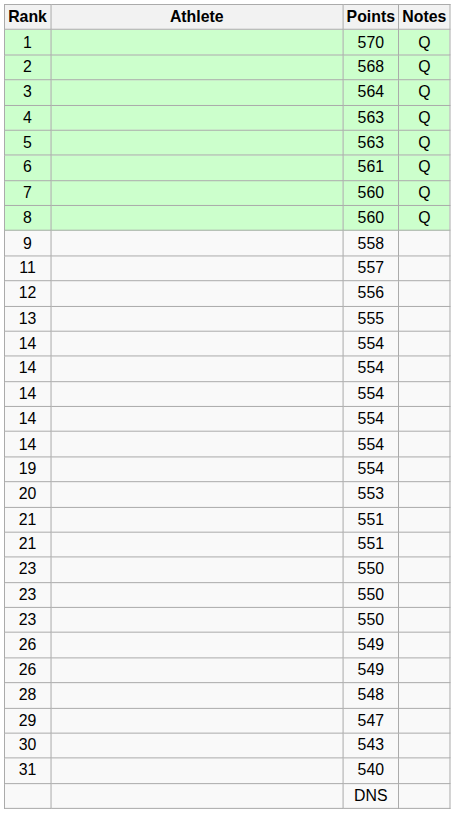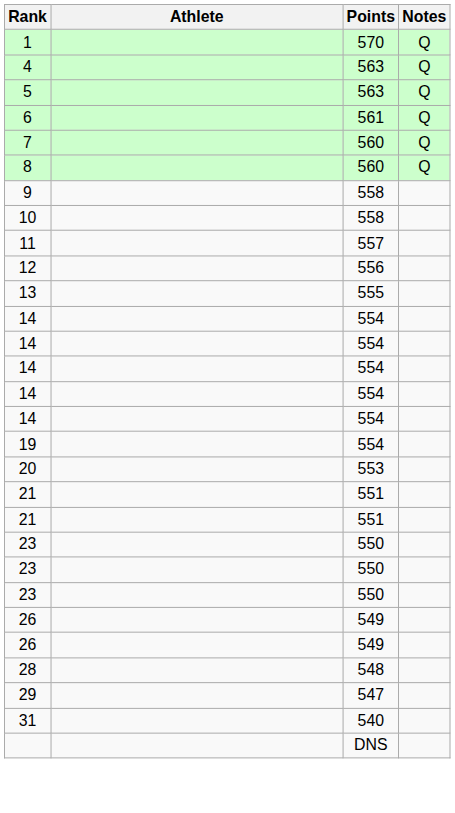- row: (28, 67)
- row: (28, 92)
+ row: (28, 218)
- row: (28, 745)
